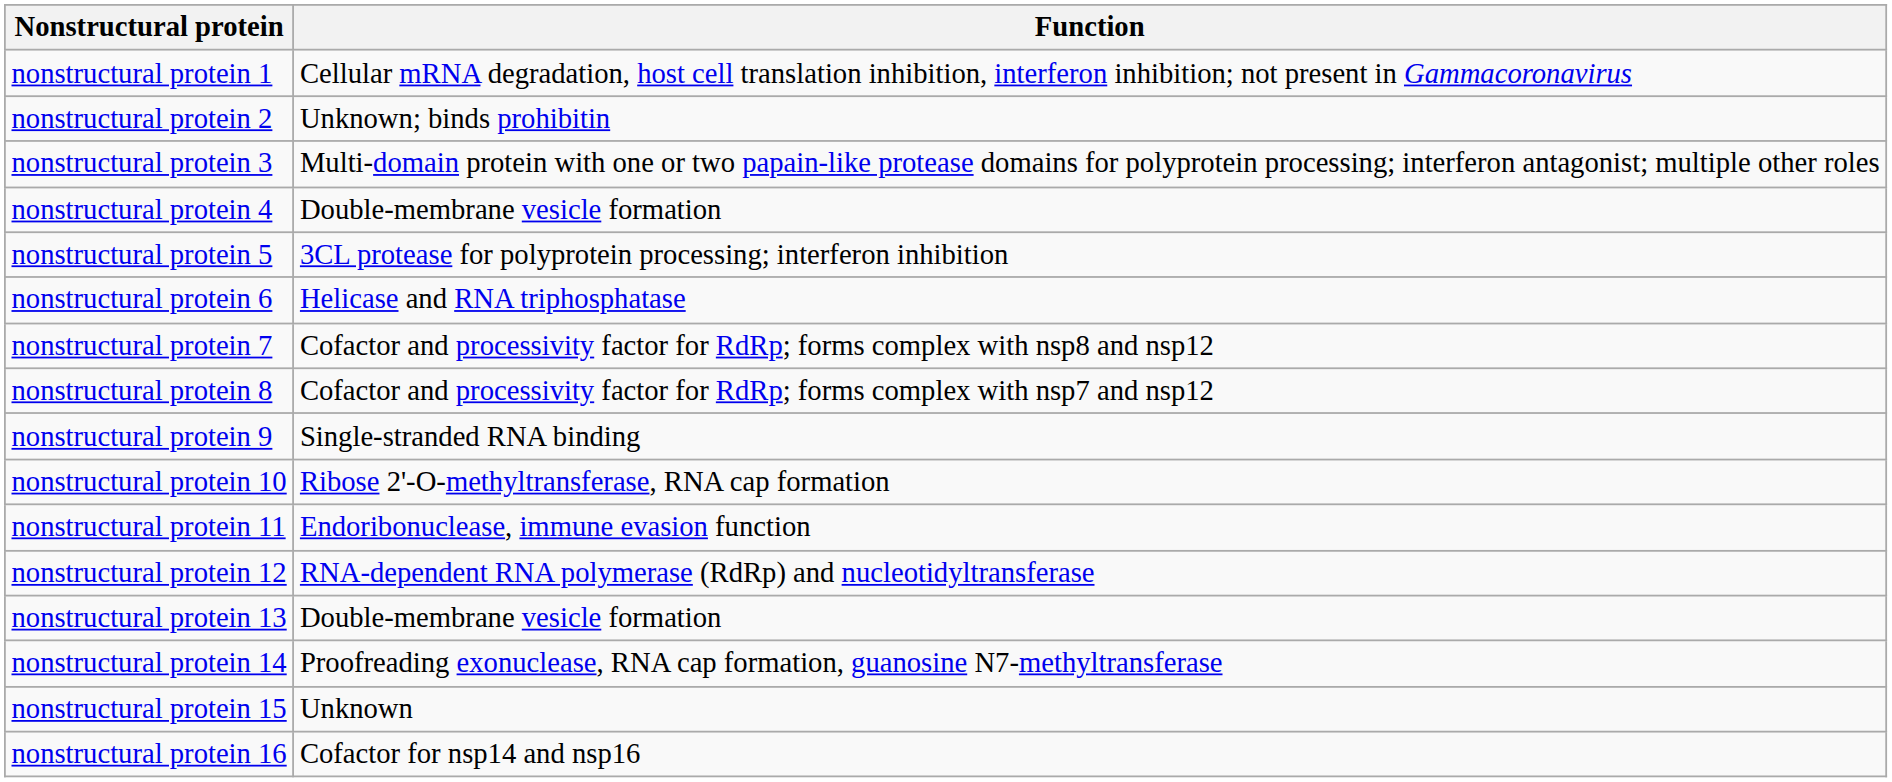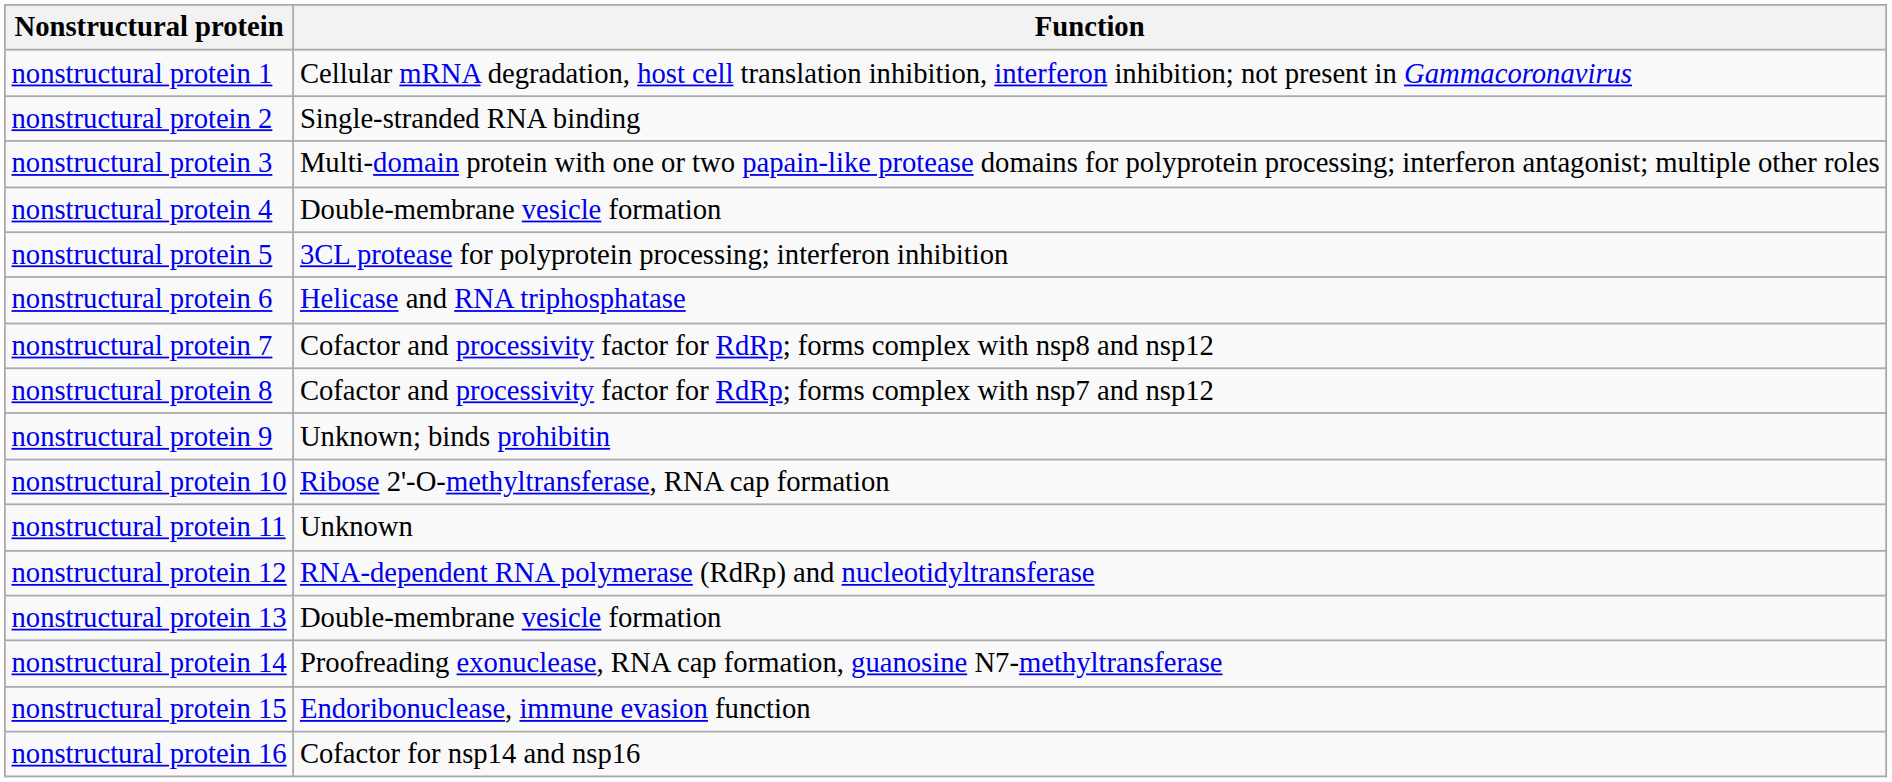(455, 118) Unknown; binds prohibitin -> (470, 118) Single-stranded RNA binding
(470, 436) Single-stranded RNA binding -> (455, 436) Unknown; binds prohibitin
(555, 526) Endoribonuclease, immune evasion function -> (356, 526) Unknown
(356, 708) Unknown -> (555, 708) Endoribonuclease, immune evasion function
